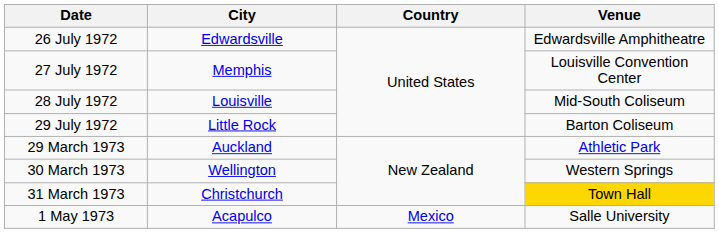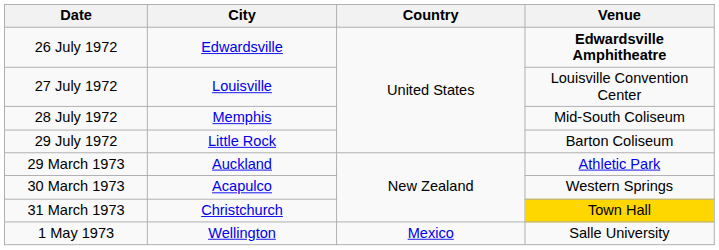(619, 39) normal -> (619, 47) bold
(242, 70) Memphis -> (242, 86) Louisville
(242, 101) Louisville -> (242, 118) Memphis
(242, 170) Wellington -> (242, 187) Acapulco
(242, 217) Acapulco -> (242, 233) Wellington
